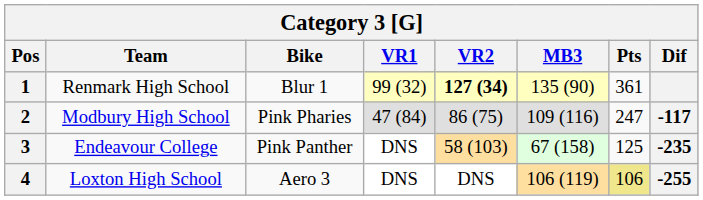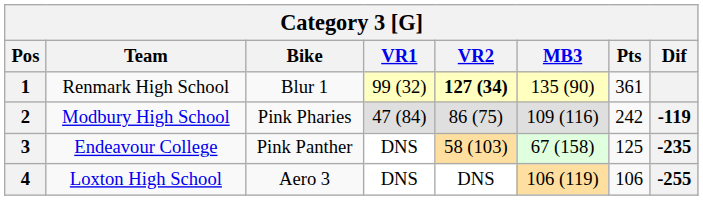(629, 117) 247 -> (629, 117) 242
(674, 117) -117 -> (674, 117) -119
(629, 178) khaki background -> (629, 178) no background
